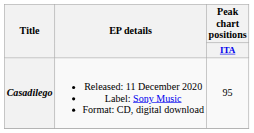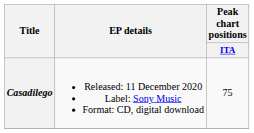(228, 93) 95 -> (228, 93) 75
